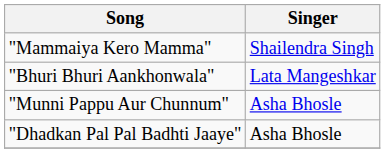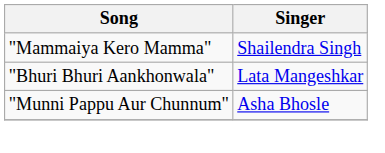- row: (125, 133)
